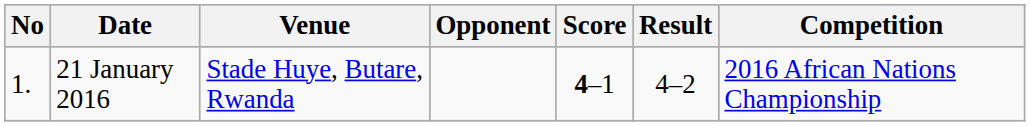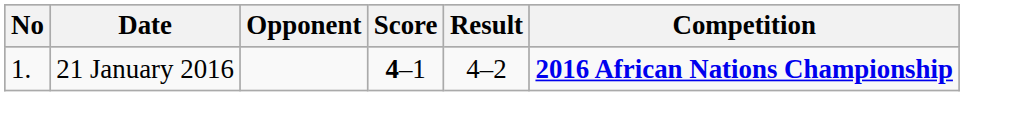- column: (315, 25)
(840, 83) normal -> (744, 68) bold
